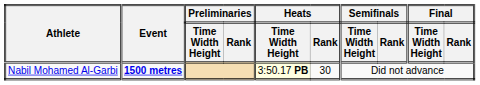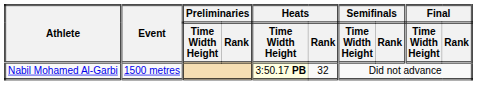(153, 71) bold -> (152, 71) normal
(325, 71) 30 -> (323, 71) 32
